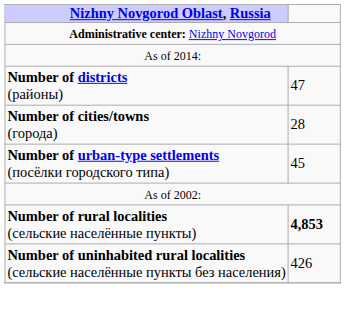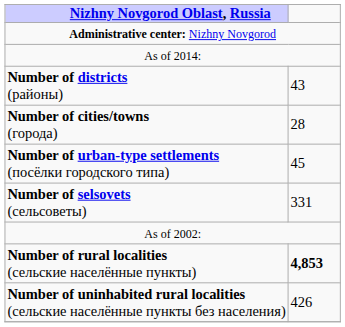(298, 85) 47 -> (298, 85) 43
+ row: (69, 202)
